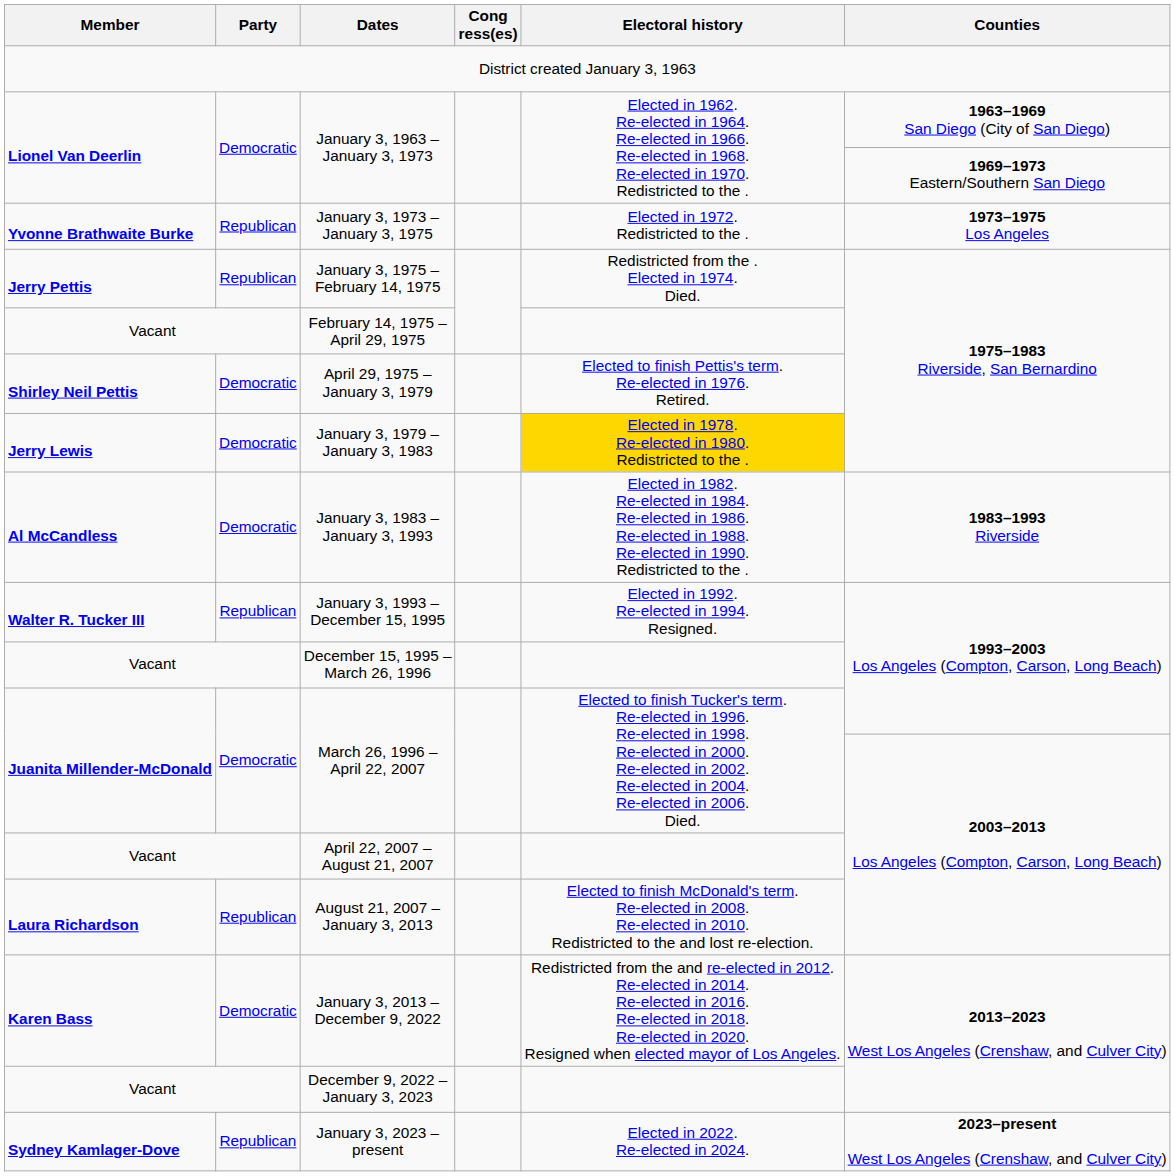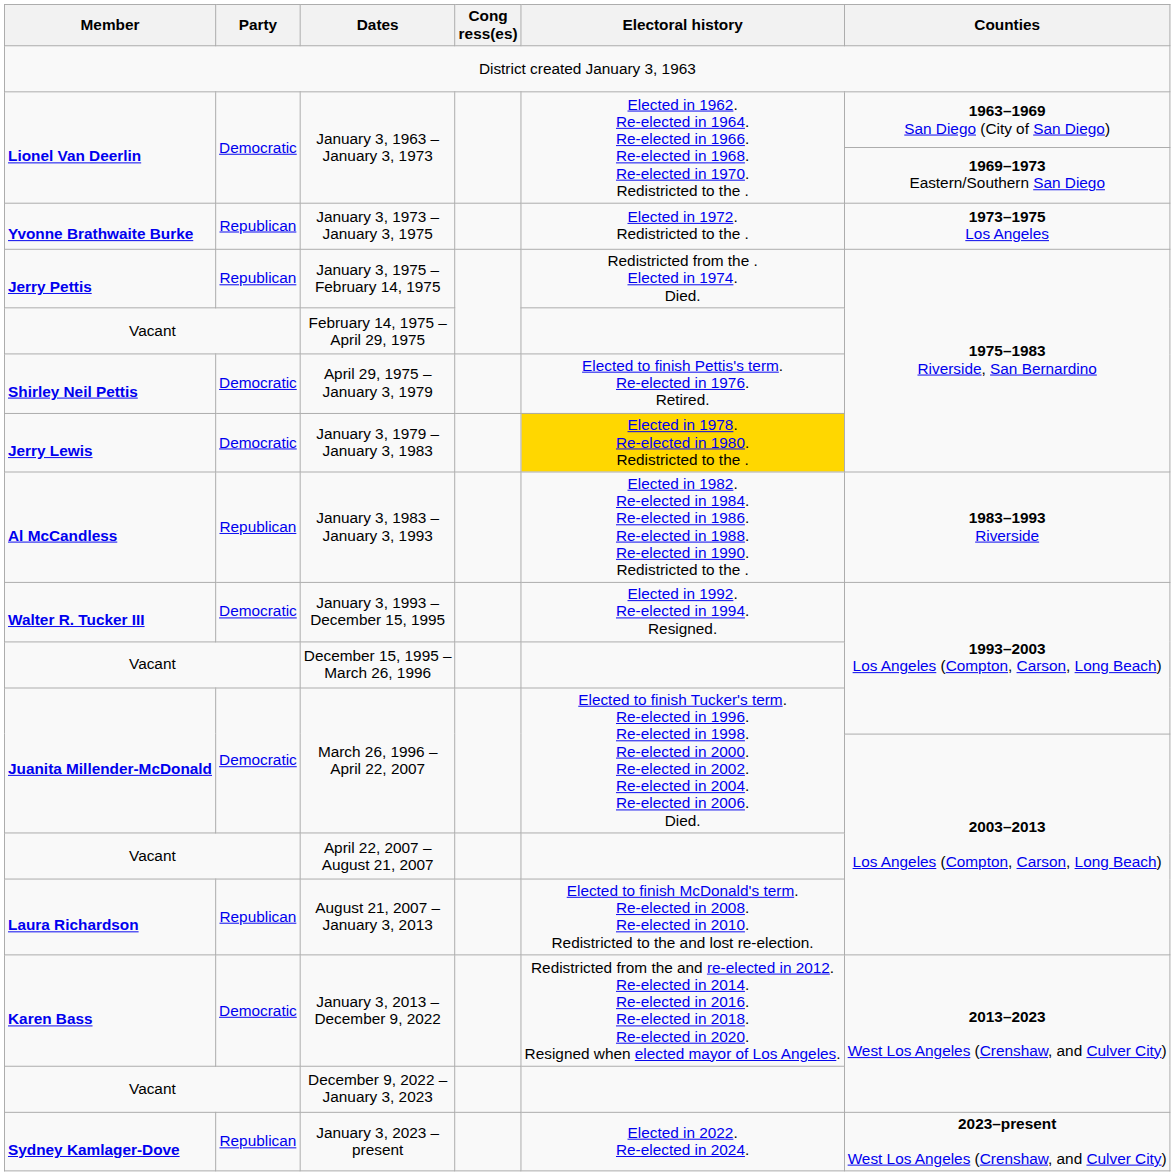(258, 527) Democratic -> (258, 527) Republican
(258, 612) Republican -> (258, 612) Democratic
